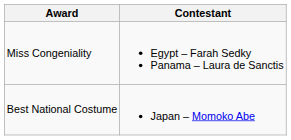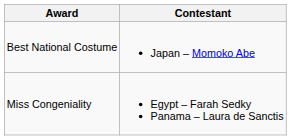rows swapped: (62, 110) <-> (49, 53)
